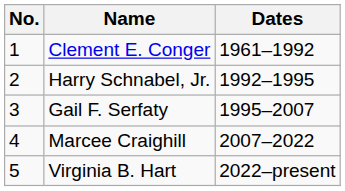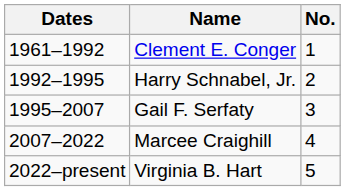columns swapped: (24, 19) <-> (277, 19)
